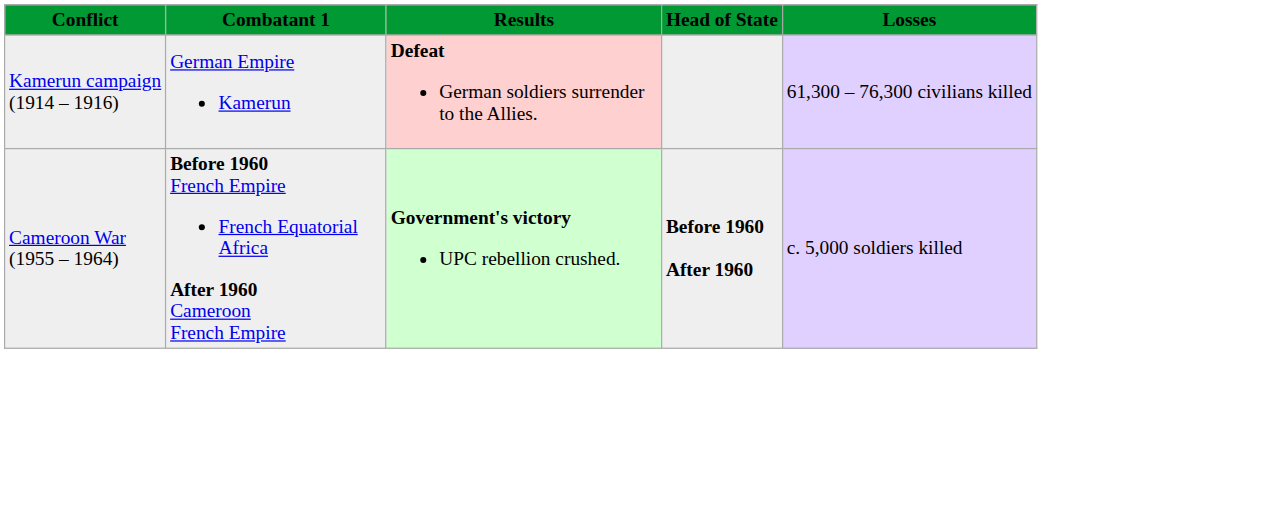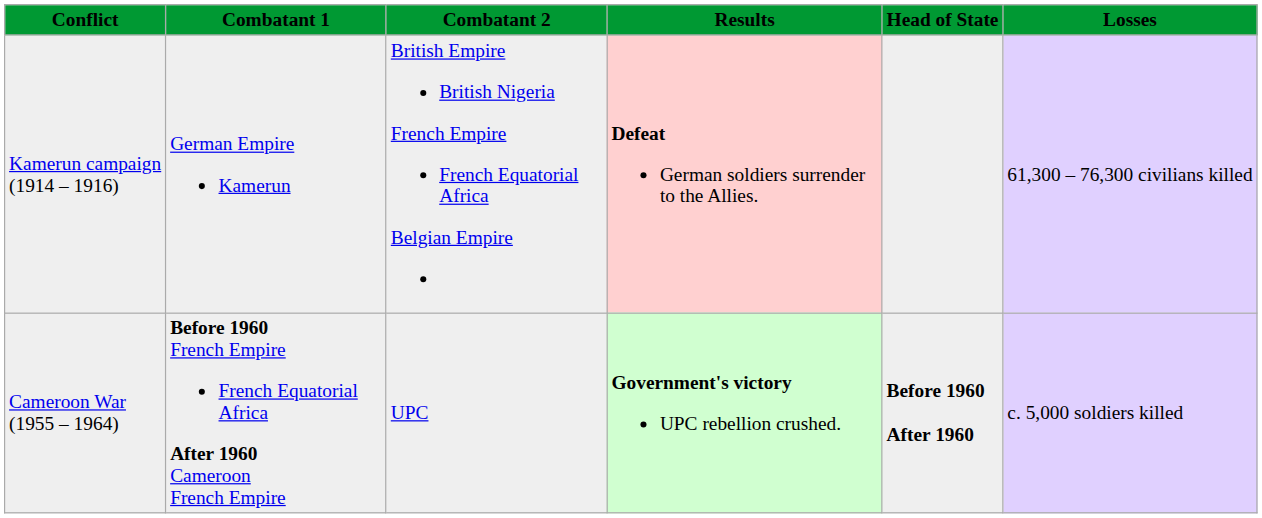+ column: (497, 19)
